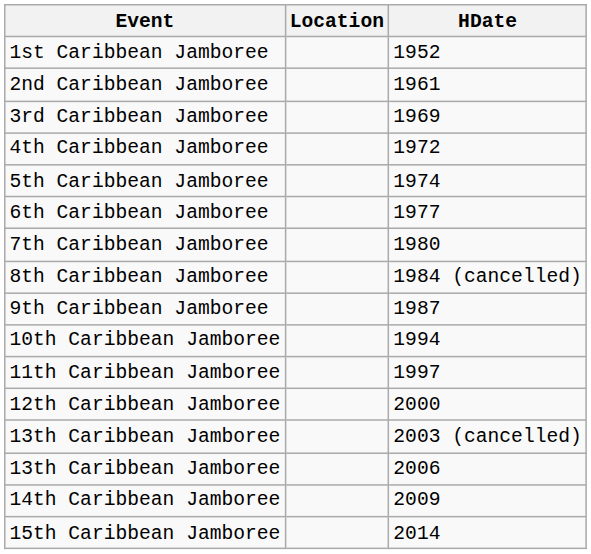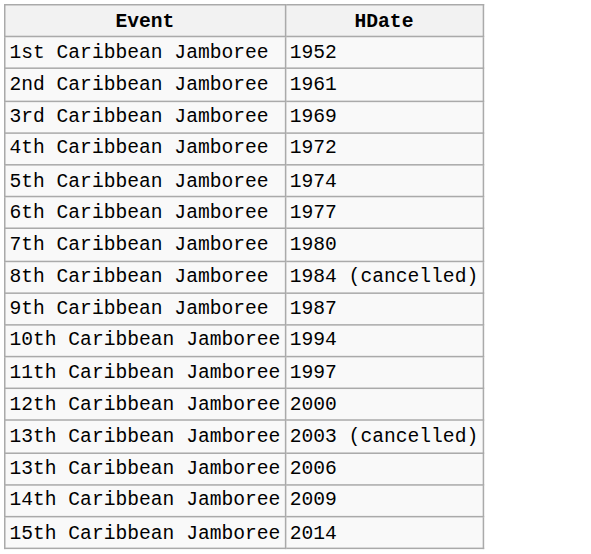- column: (337, 21)
